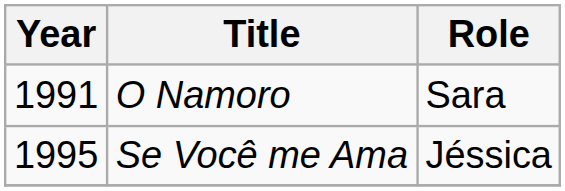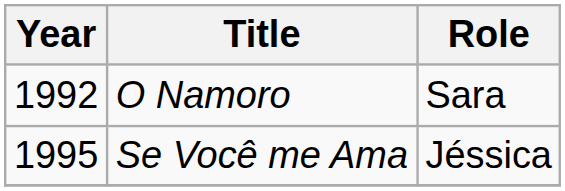(56, 94) 1991 -> (56, 94) 1992
